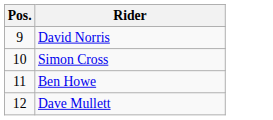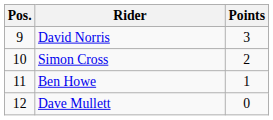+ column: (247, 15)
